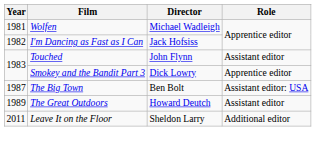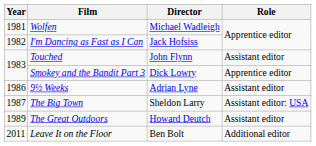+ row: (49, 88)
(167, 88) Ben Bolt -> (177, 103) Sheldon Larry
(177, 118) Sheldon Larry -> (167, 133) Ben Bolt
